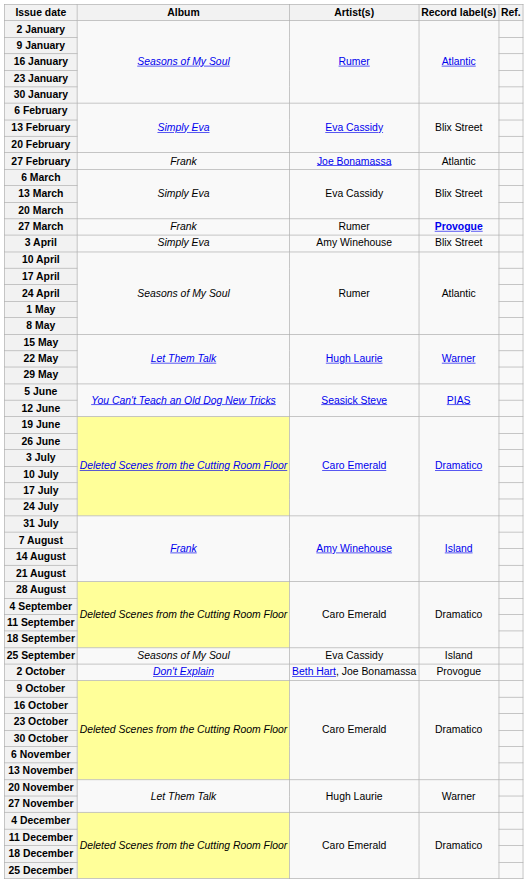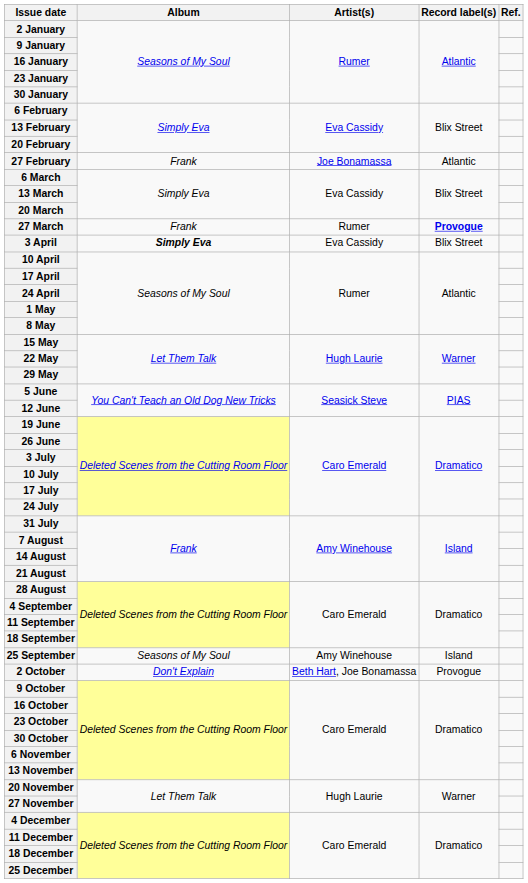(183, 243) normal -> (183, 243) bold
(354, 243) Amy Winehouse -> (354, 243) Eva Cassidy
(354, 656) Eva Cassidy -> (354, 656) Amy Winehouse
